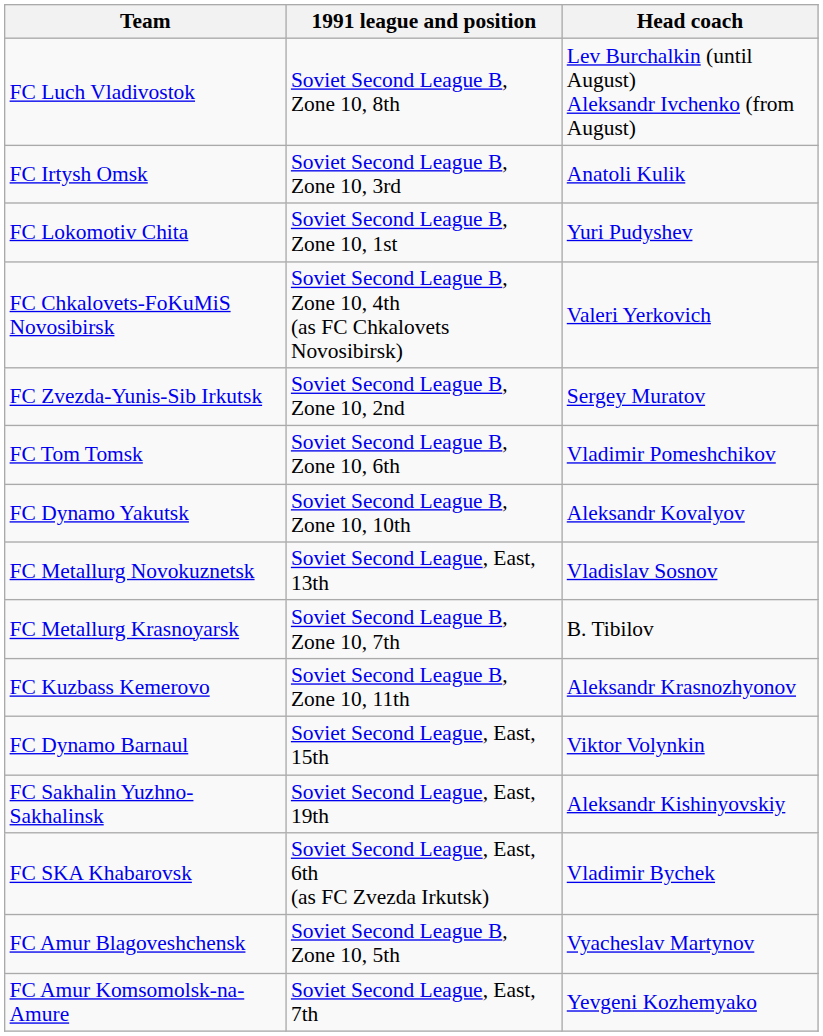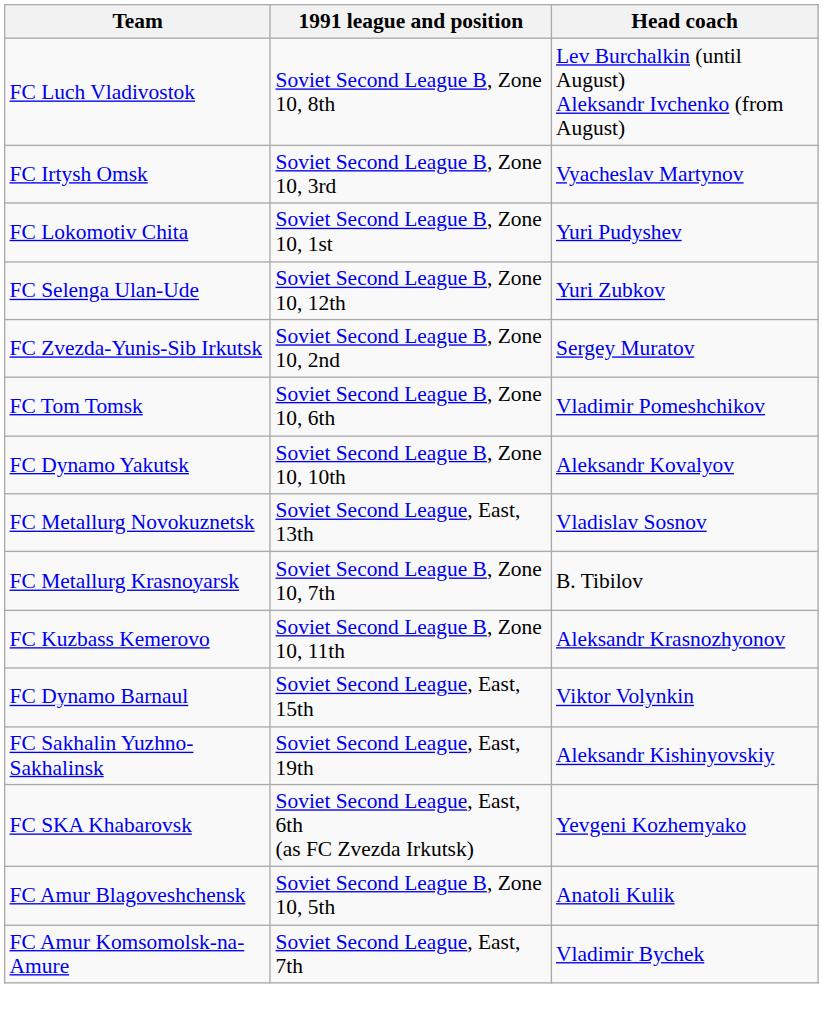(626, 173) Anatoli Kulik -> (650, 173) Vyacheslav Martynov
- row: (120, 314)
+ row: (104, 290)
(641, 873) Vladimir Bychek -> (651, 825) Yevgeni Kozhemyako
(661, 943) Vyacheslav Martynov -> (615, 895) Anatoli Kulik
(662, 1001) Yevgeni Kozhemyako -> (630, 953) Vladimir Bychek
